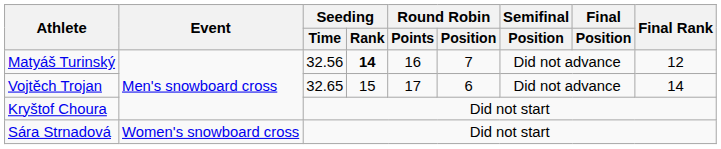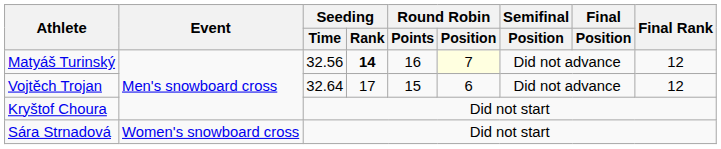(469, 62) no background -> (469, 62) lightyellow background
(325, 86) 32.65 -> (325, 86) 32.64
(367, 86) 15 -> (367, 86) 17
(413, 86) 17 -> (413, 86) 15
(676, 86) 14 -> (676, 86) 12
